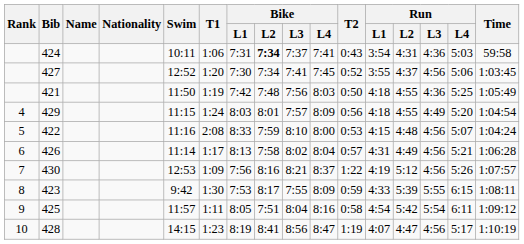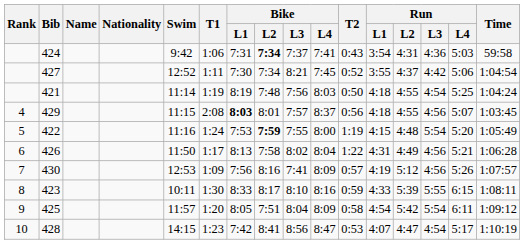(182, 53) 10:11 -> (182, 53) 9:42
(213, 72) 1:20 -> (213, 72) 1:11
(296, 72) 7:41 -> (297, 72) 8:21
(434, 72) 4:56 -> (435, 72) 4:42
(497, 72) 1:03:45 -> (498, 72) 1:04:54
(182, 92) 11:50 -> (182, 92) 11:14
(241, 92) 7:42 -> (241, 92) 8:19
(434, 92) 4:36 -> (435, 92) 4:54
(497, 92) 1:05:49 -> (498, 92) 1:04:24
(213, 111) 1:24 -> (213, 111) 2:08
(241, 111) normal -> (241, 111) bold
(324, 111) 8:09 -> (325, 111) 8:37
(434, 111) 4:49 -> (435, 111) 4:56
(462, 111) 5:20 -> (463, 111) 5:07
(497, 111) 1:04:54 -> (498, 111) 1:03:45
(213, 131) 2:08 -> (213, 131) 1:24
(241, 131) 8:33 -> (241, 131) 7:53
(268, 131) normal -> (269, 131) bold
(296, 131) 8:10 -> (297, 131) 7:55
(352, 131) 0:53 -> (352, 131) 1:19
(434, 131) 4:56 -> (435, 131) 5:54
(462, 131) 5:07 -> (463, 131) 5:20
(497, 131) 1:04:24 -> (498, 131) 1:05:49
(182, 151) 11:14 -> (182, 151) 11:50
(352, 151) 0:57 -> (352, 151) 1:22
(296, 170) 8:21 -> (297, 170) 7:41
(324, 170) 8:37 -> (325, 170) 8:09
(352, 170) 1:22 -> (352, 170) 0:57
(182, 190) 9:42 -> (182, 190) 10:11
(241, 190) 7:53 -> (241, 190) 8:33
(296, 190) 7:55 -> (297, 190) 8:10
(324, 190) 8:09 -> (325, 190) 8:16
(213, 209) 1:11 -> (213, 209) 1:20
(324, 209) 8:16 -> (325, 209) 8:09
(241, 229) 8:19 -> (241, 229) 7:42
(352, 229) 1:19 -> (352, 229) 0:53
(434, 229) 4:56 -> (435, 229) 4:54
